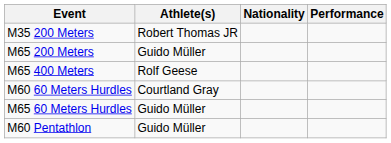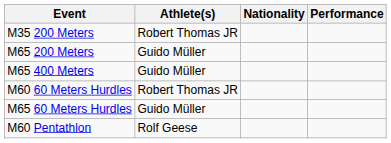(167, 71) Rolf Geese -> (171, 71) Guido Müller
(178, 90) Courtland Gray -> (188, 90) Robert Thomas JR
(171, 128) Guido Müller -> (167, 128) Rolf Geese
